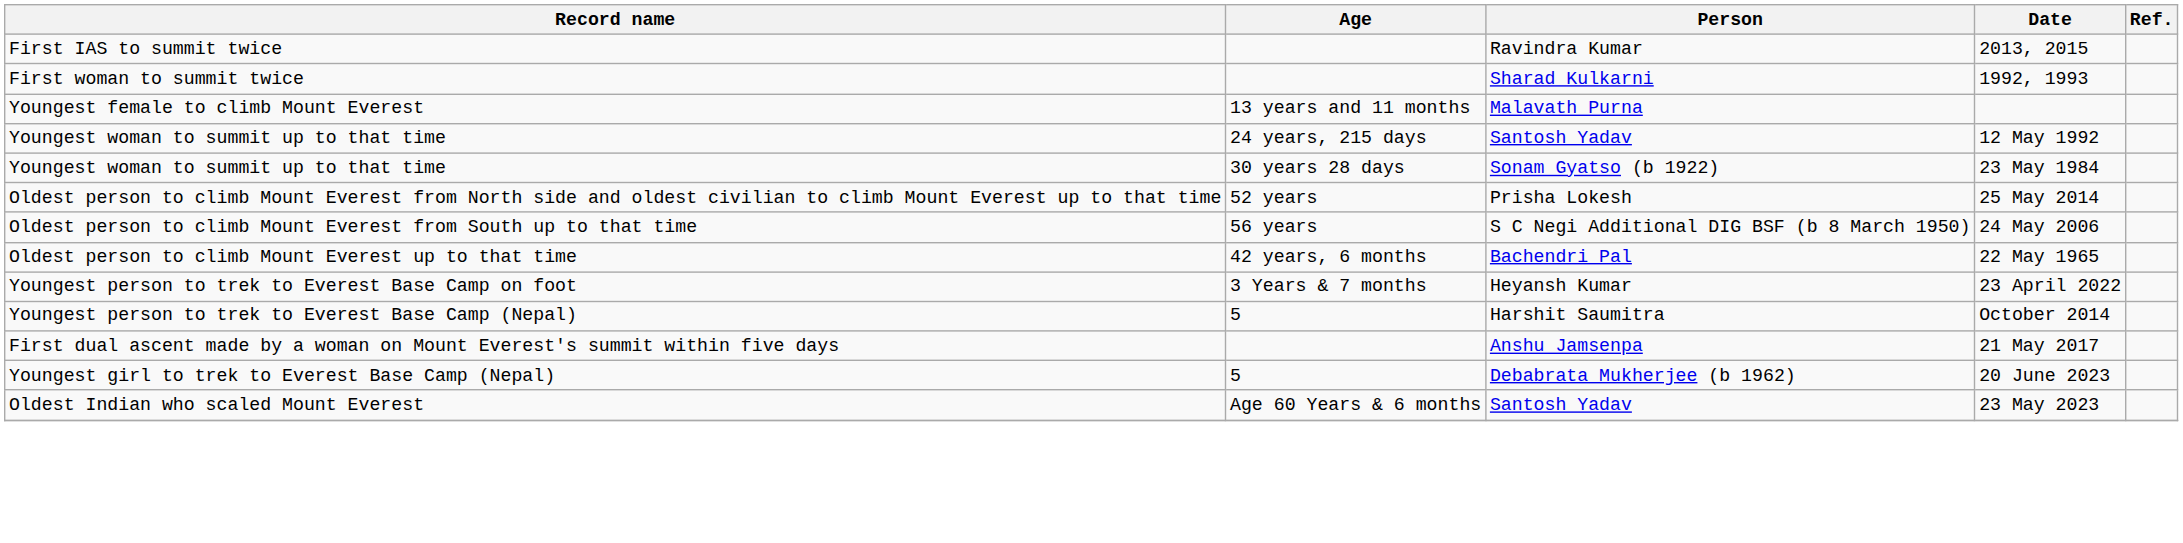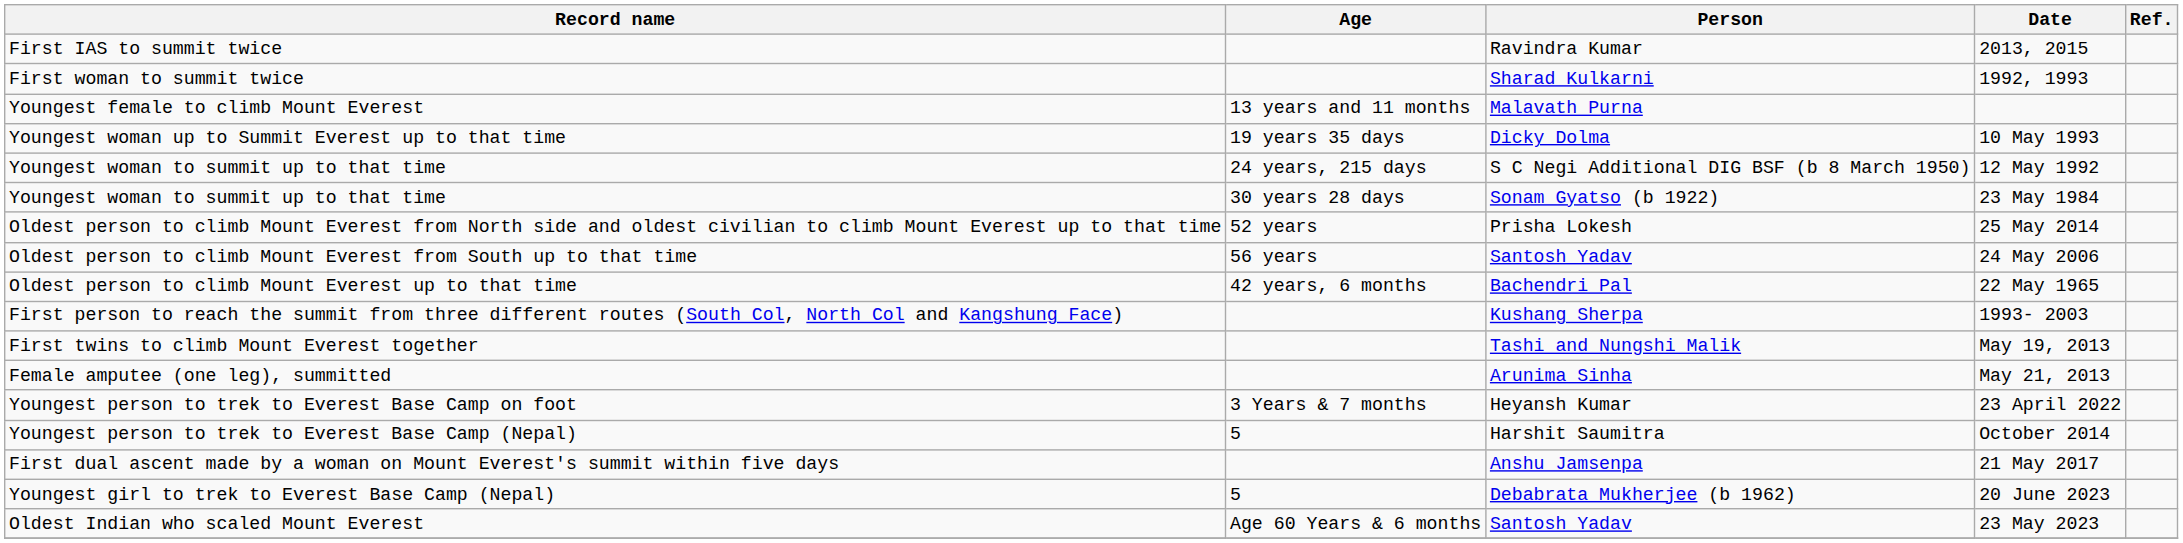+ row: (288, 138)
(1561, 138) Santosh Yadav -> (1730, 168) S C Negi Additional DIG BSF (b 8 March 1950)
(1730, 227) S C Negi Additional DIG BSF (b 8 March 1950) -> (1561, 257) Santosh Yadav
+ row: (566, 316)
+ row: (244, 346)
+ row: (200, 375)
